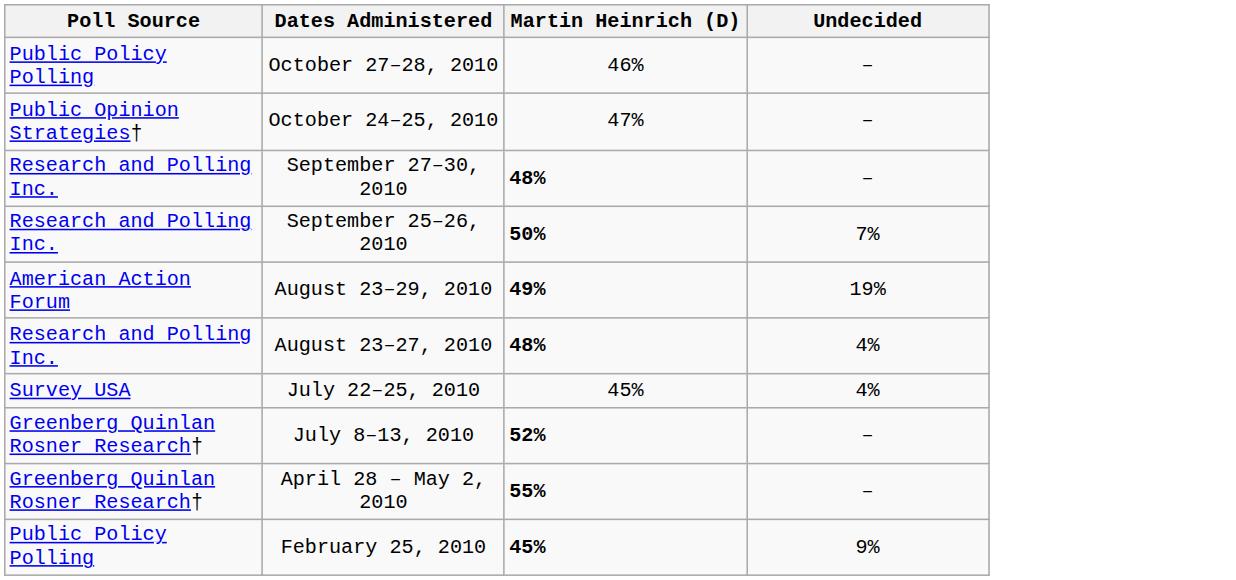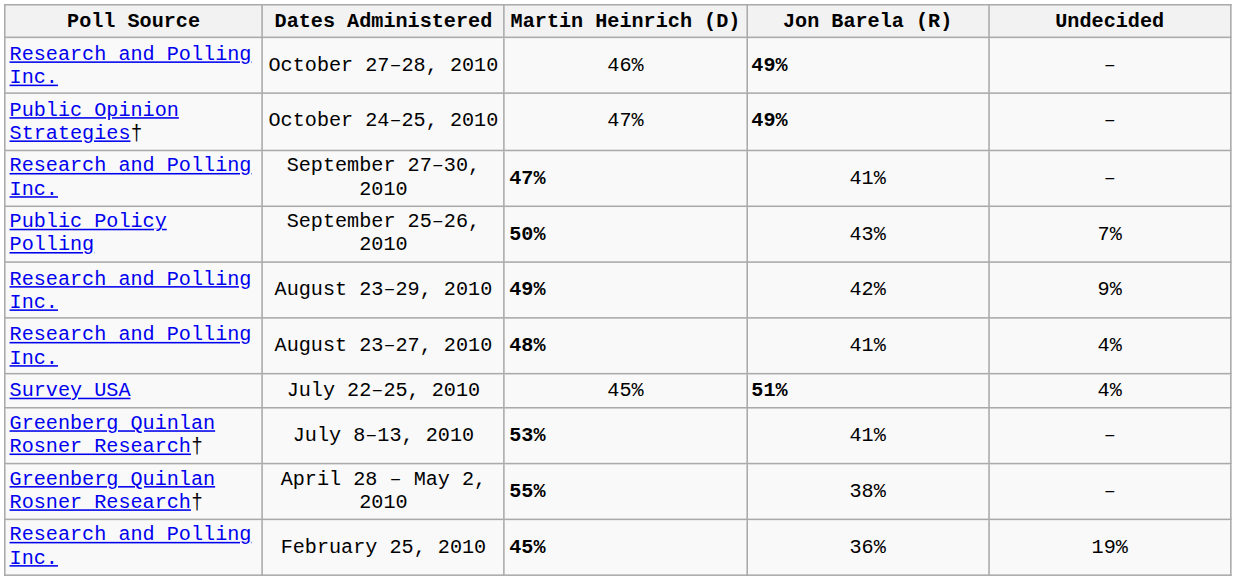+ column: (868, 21)
(88, 66) Public Policy Polling -> (130, 66) Research and Polling Inc.
(527, 178) 48% -> (527, 178) 47%
(130, 234) Research and Polling Inc. -> (88, 234) Public Policy Polling
(100, 290) American Action Forum -> (130, 290) Research and Polling Inc.
(868, 290) 19% -> (1110, 290) 9%
(527, 435) 52% -> (527, 435) 53%
(88, 547) Public Policy Polling -> (130, 547) Research and Polling Inc.
(868, 547) 9% -> (1110, 547) 19%
